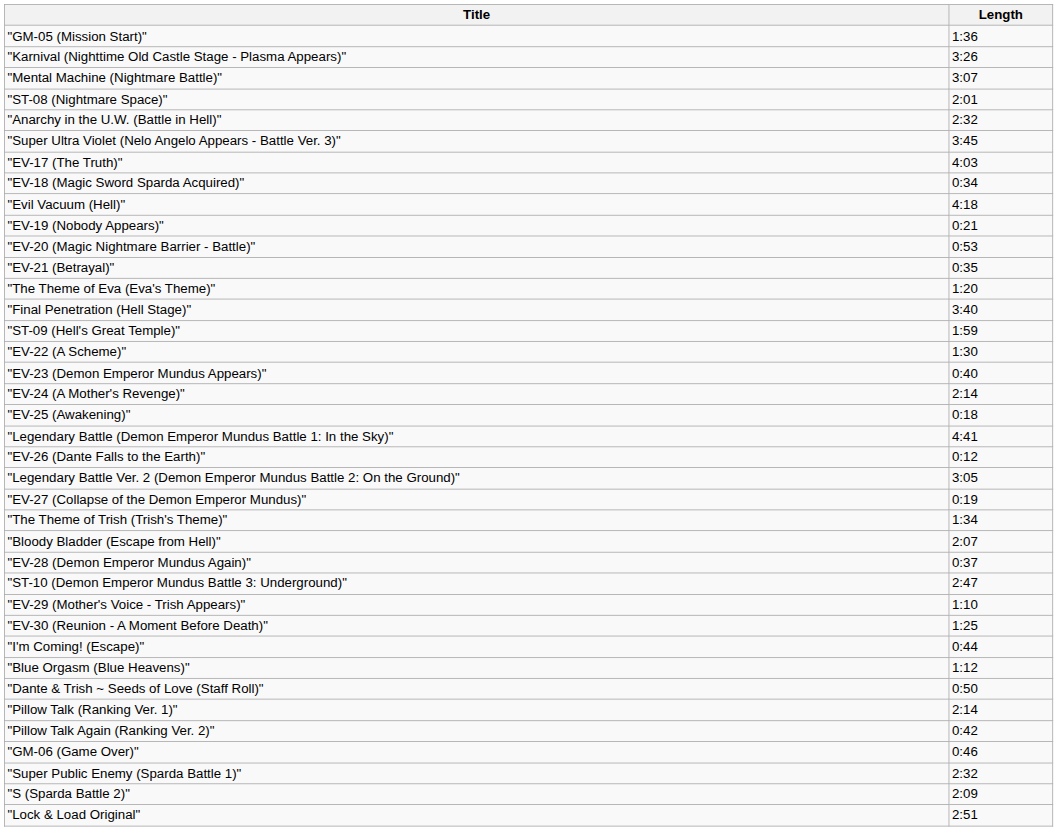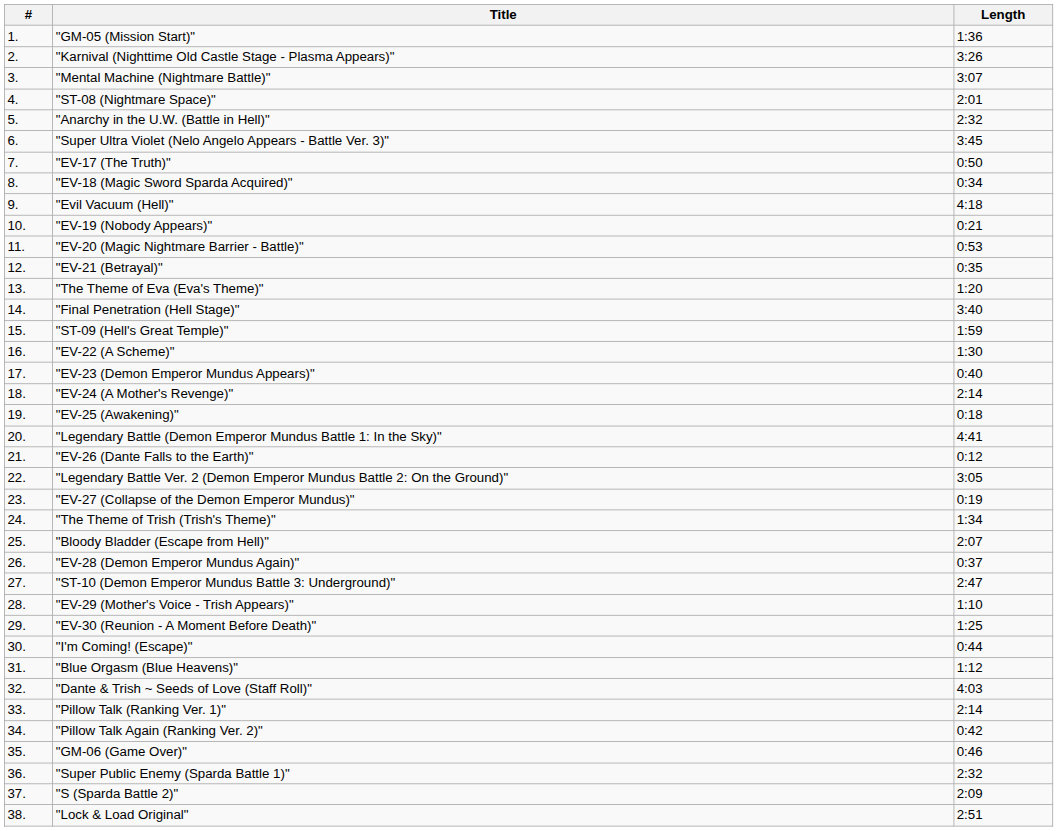+ column: (29, 15)
(965, 162) 4:03 -> (970, 162) 0:50
(965, 688) 0:50 -> (970, 688) 4:03
